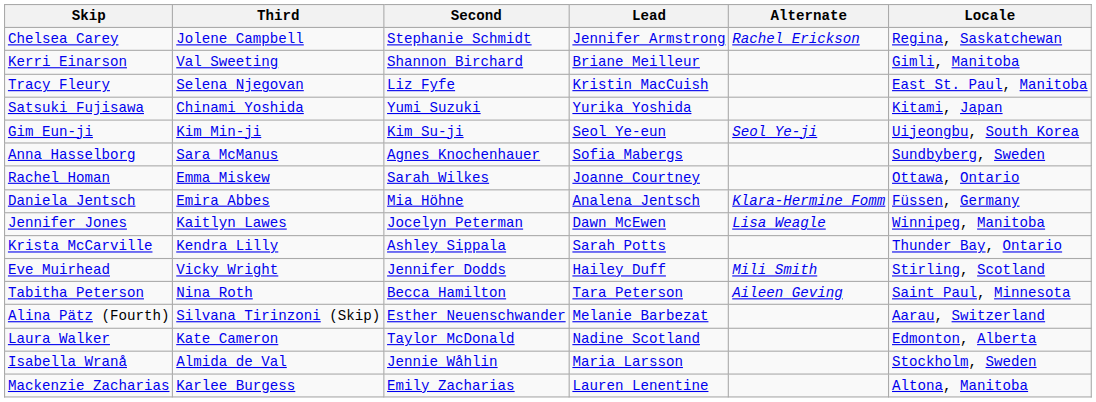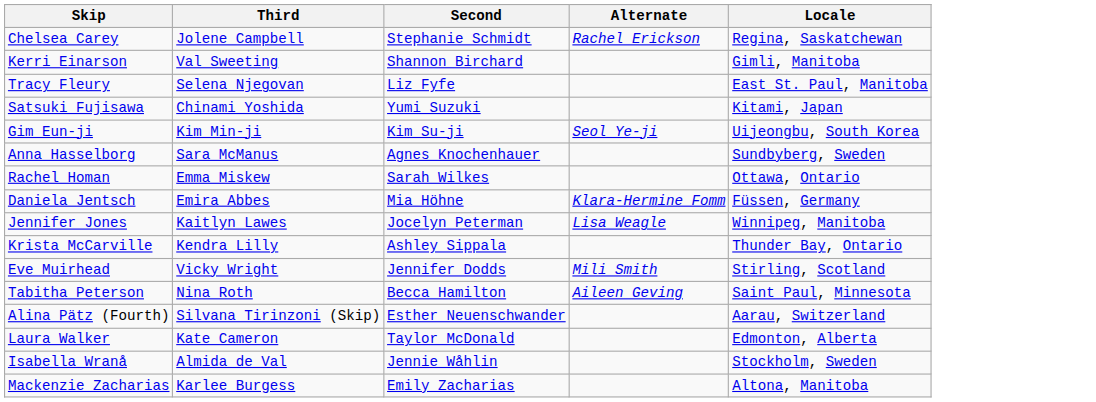- column: (649, 16)
